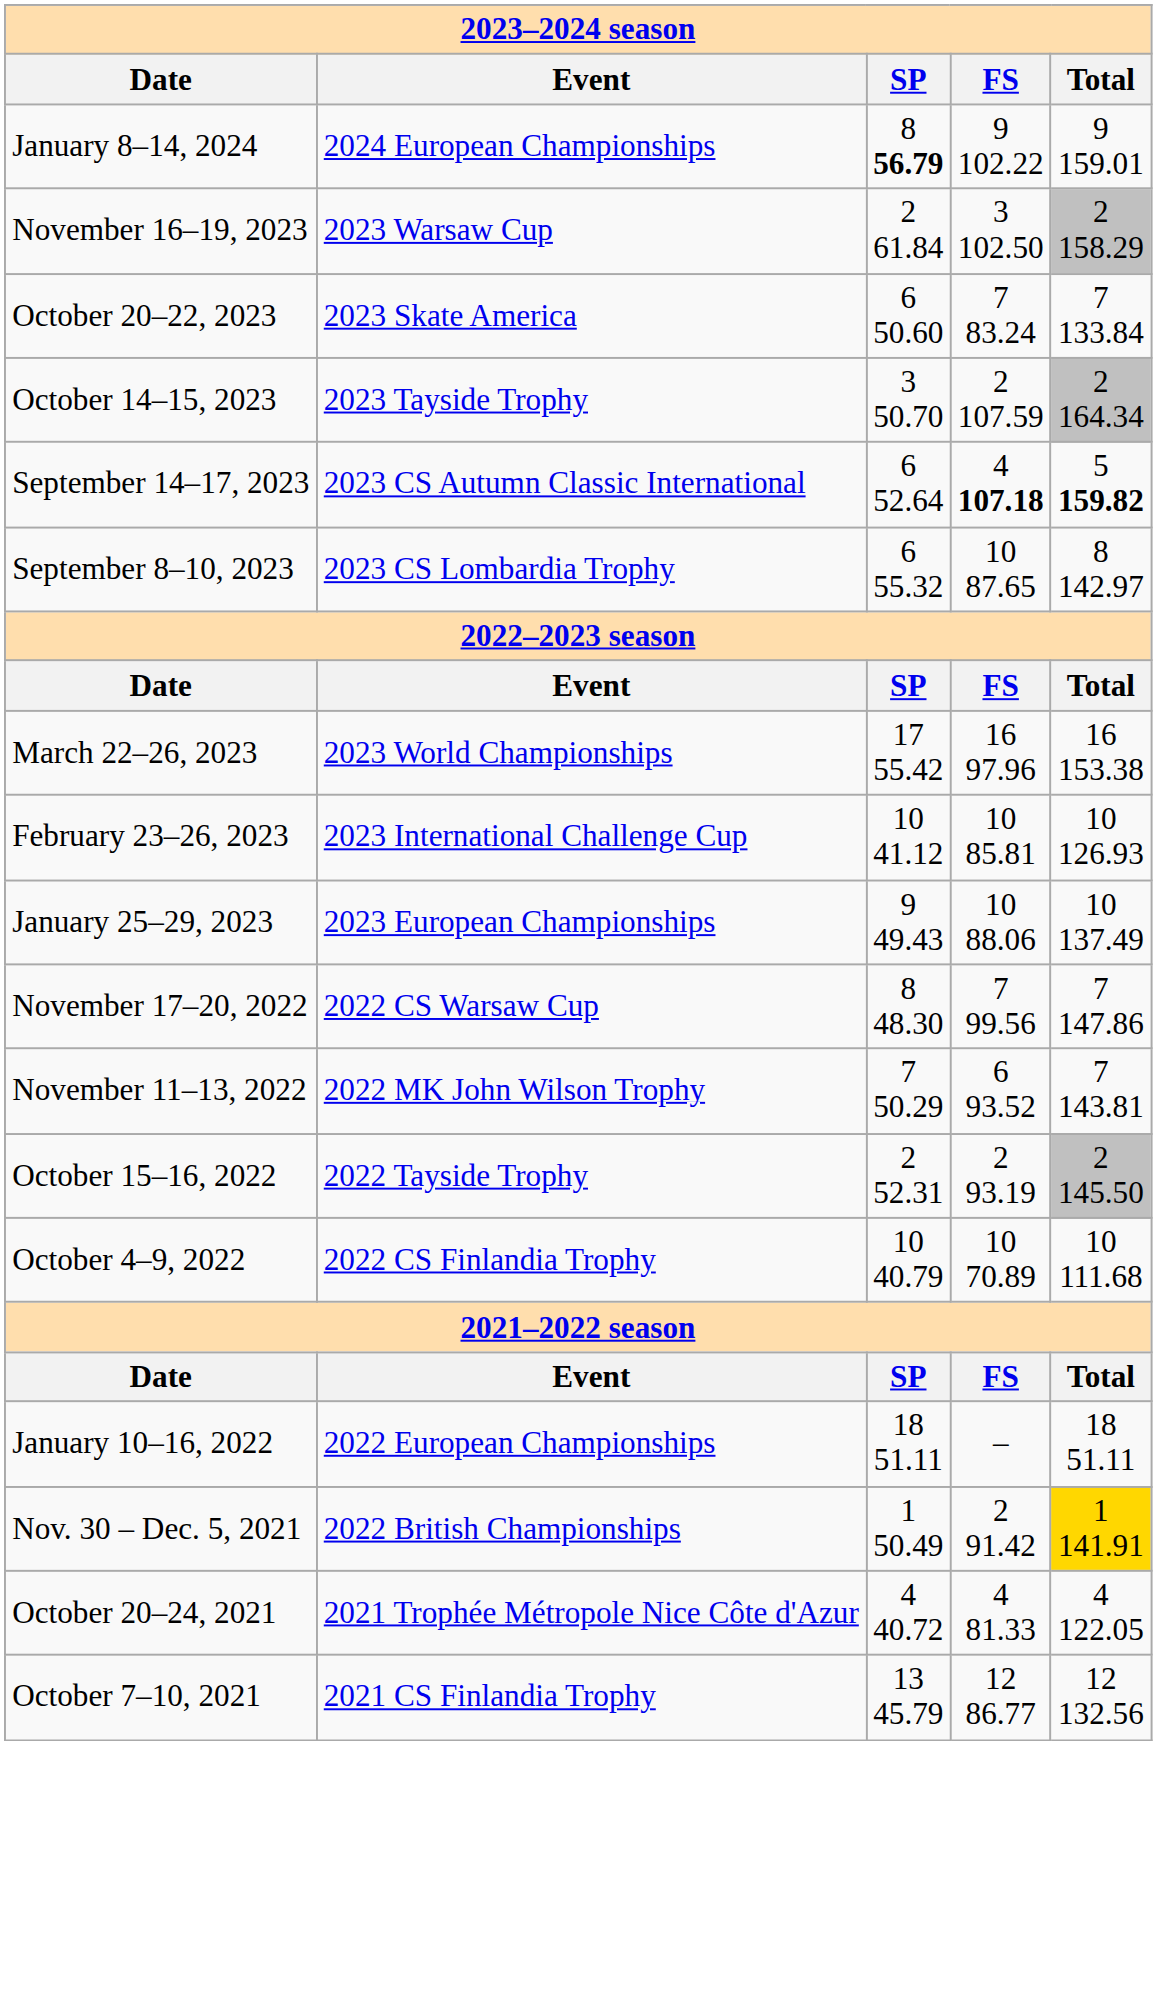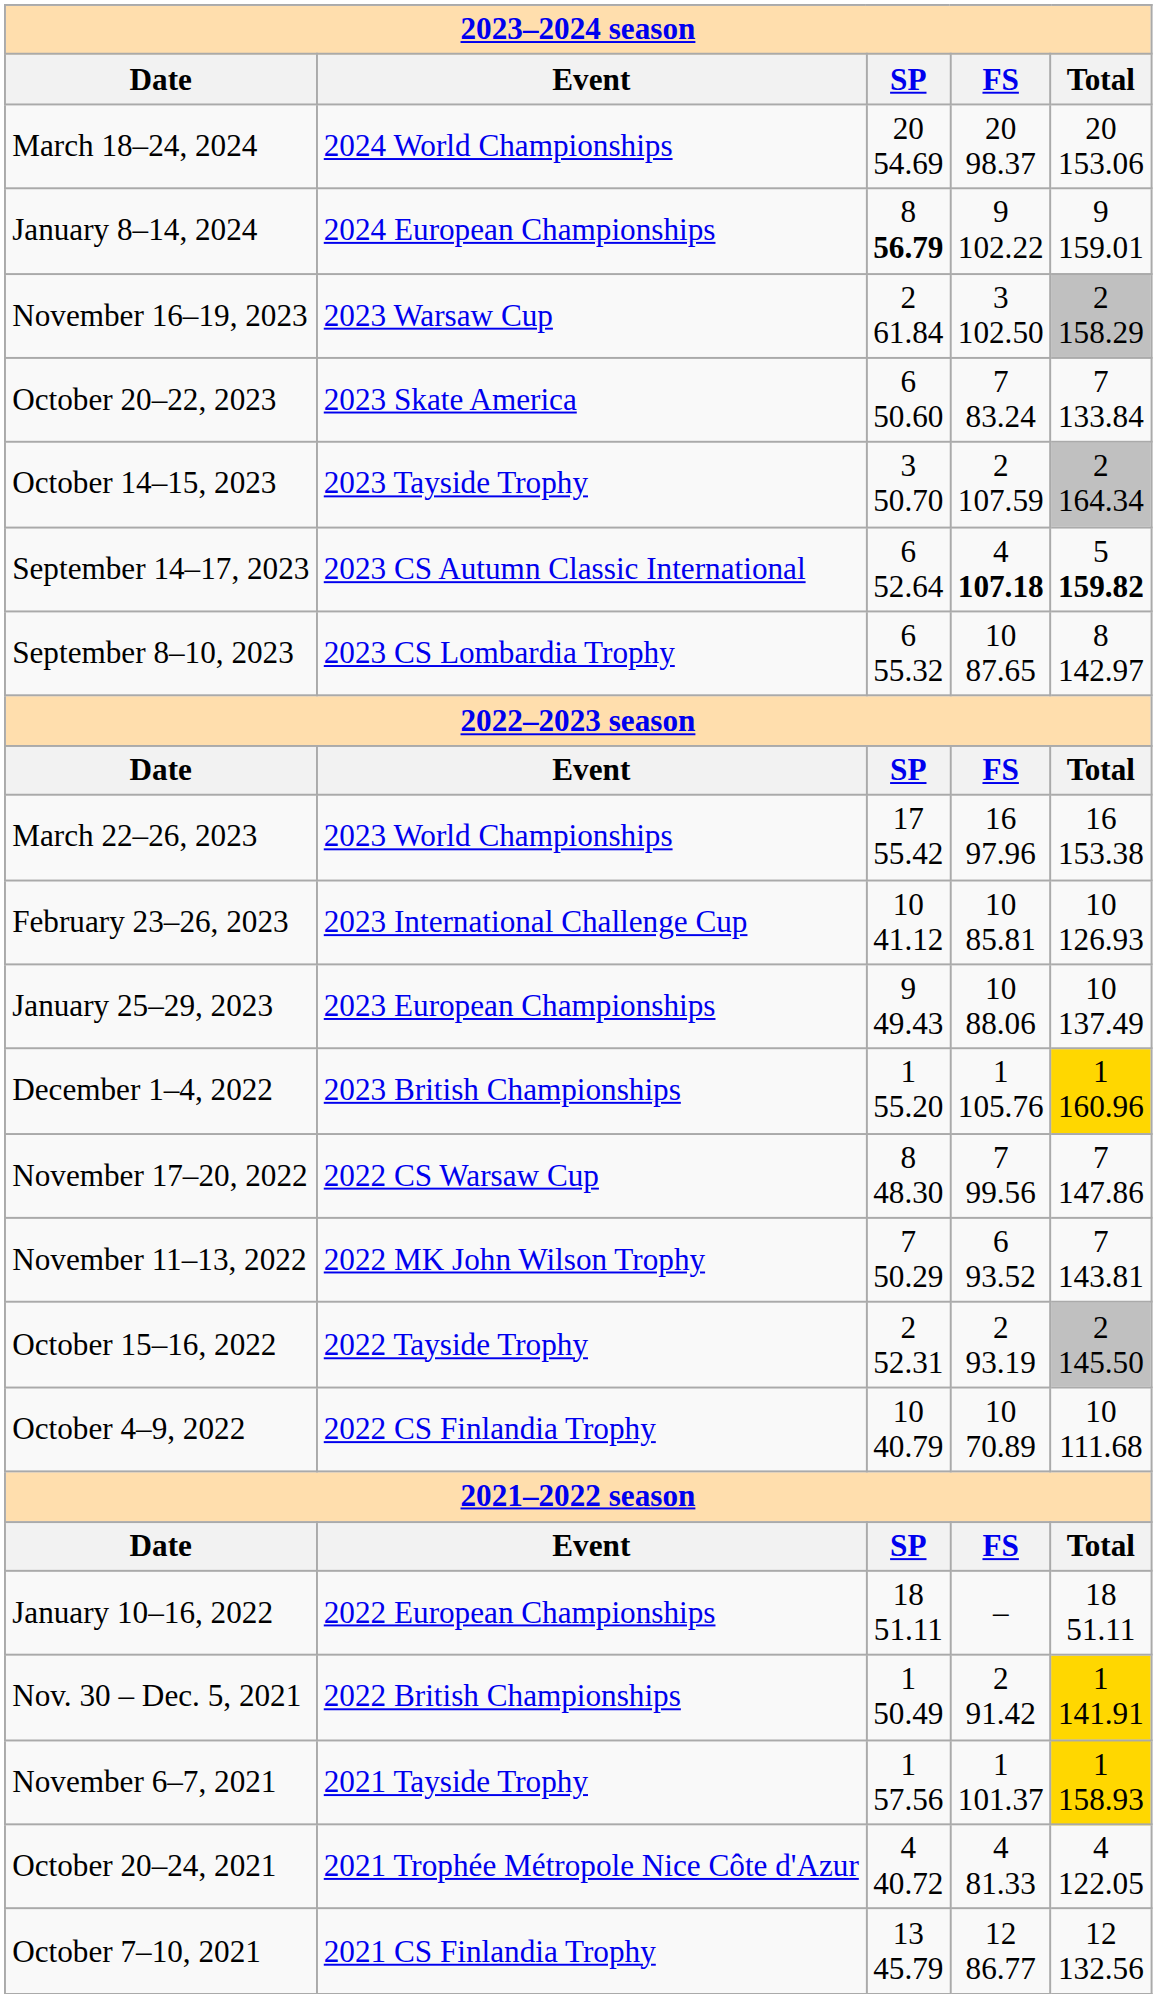+ row: (135, 145)
+ row: (143, 1090)
+ row: (144, 1781)
